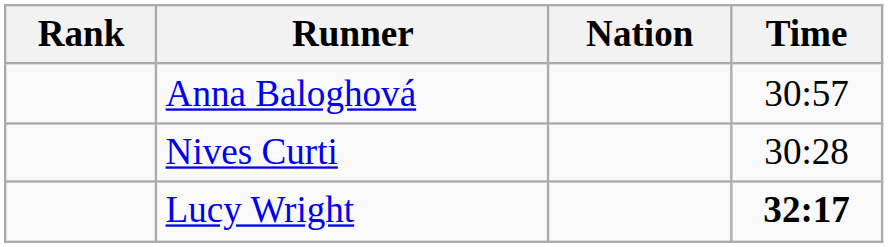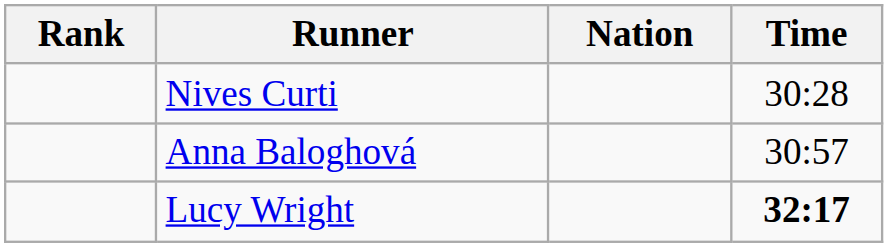rows swapped: (252, 151) <-> (291, 92)
